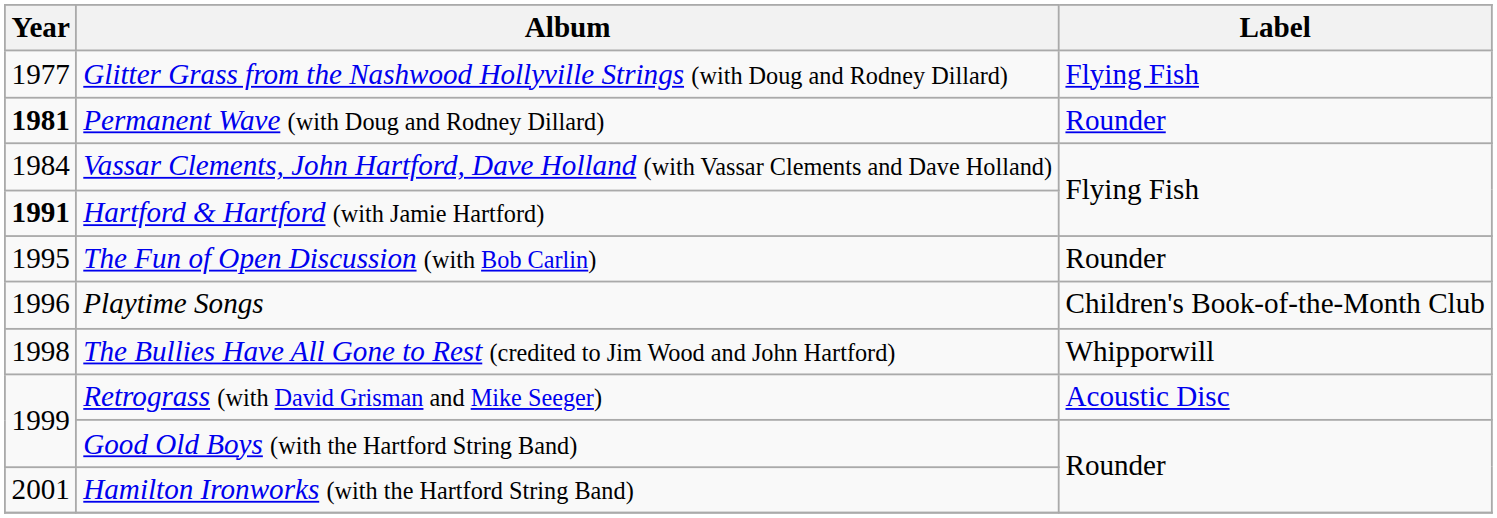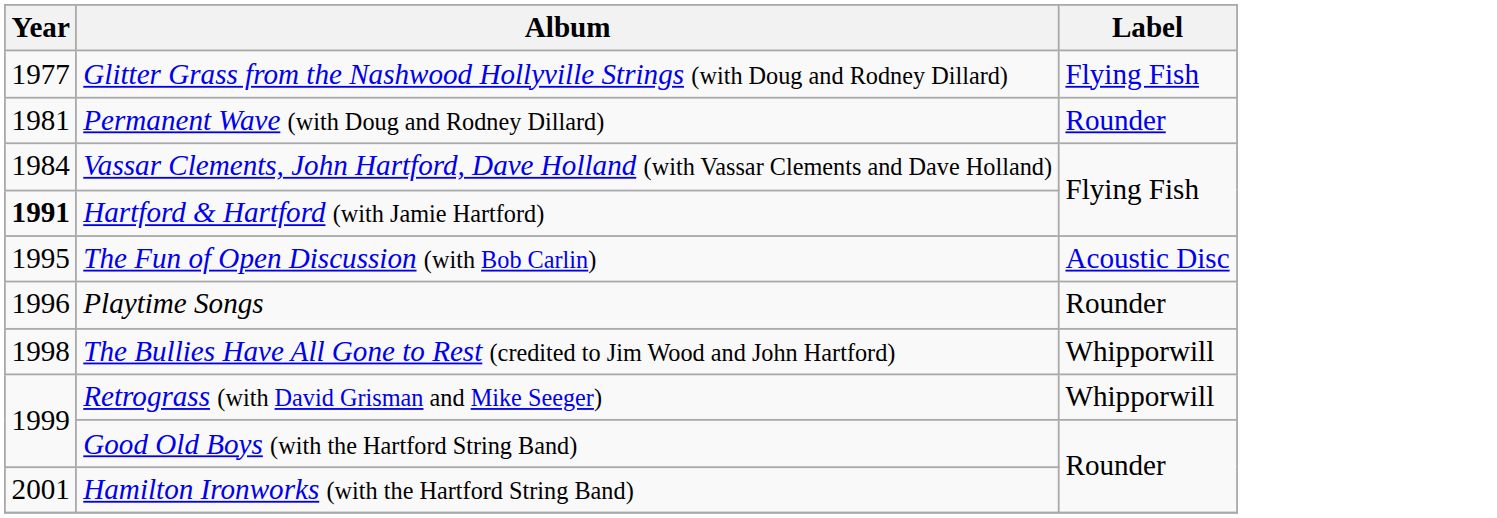(41, 119) bold -> (41, 119) normal
(1116, 258) Rounder -> (1148, 258) Acoustic Disc
(1275, 304) Children's Book-of-the-Month Club -> (1116, 304) Rounder
(1148, 397) Acoustic Disc -> (1140, 397) Whipporwill
